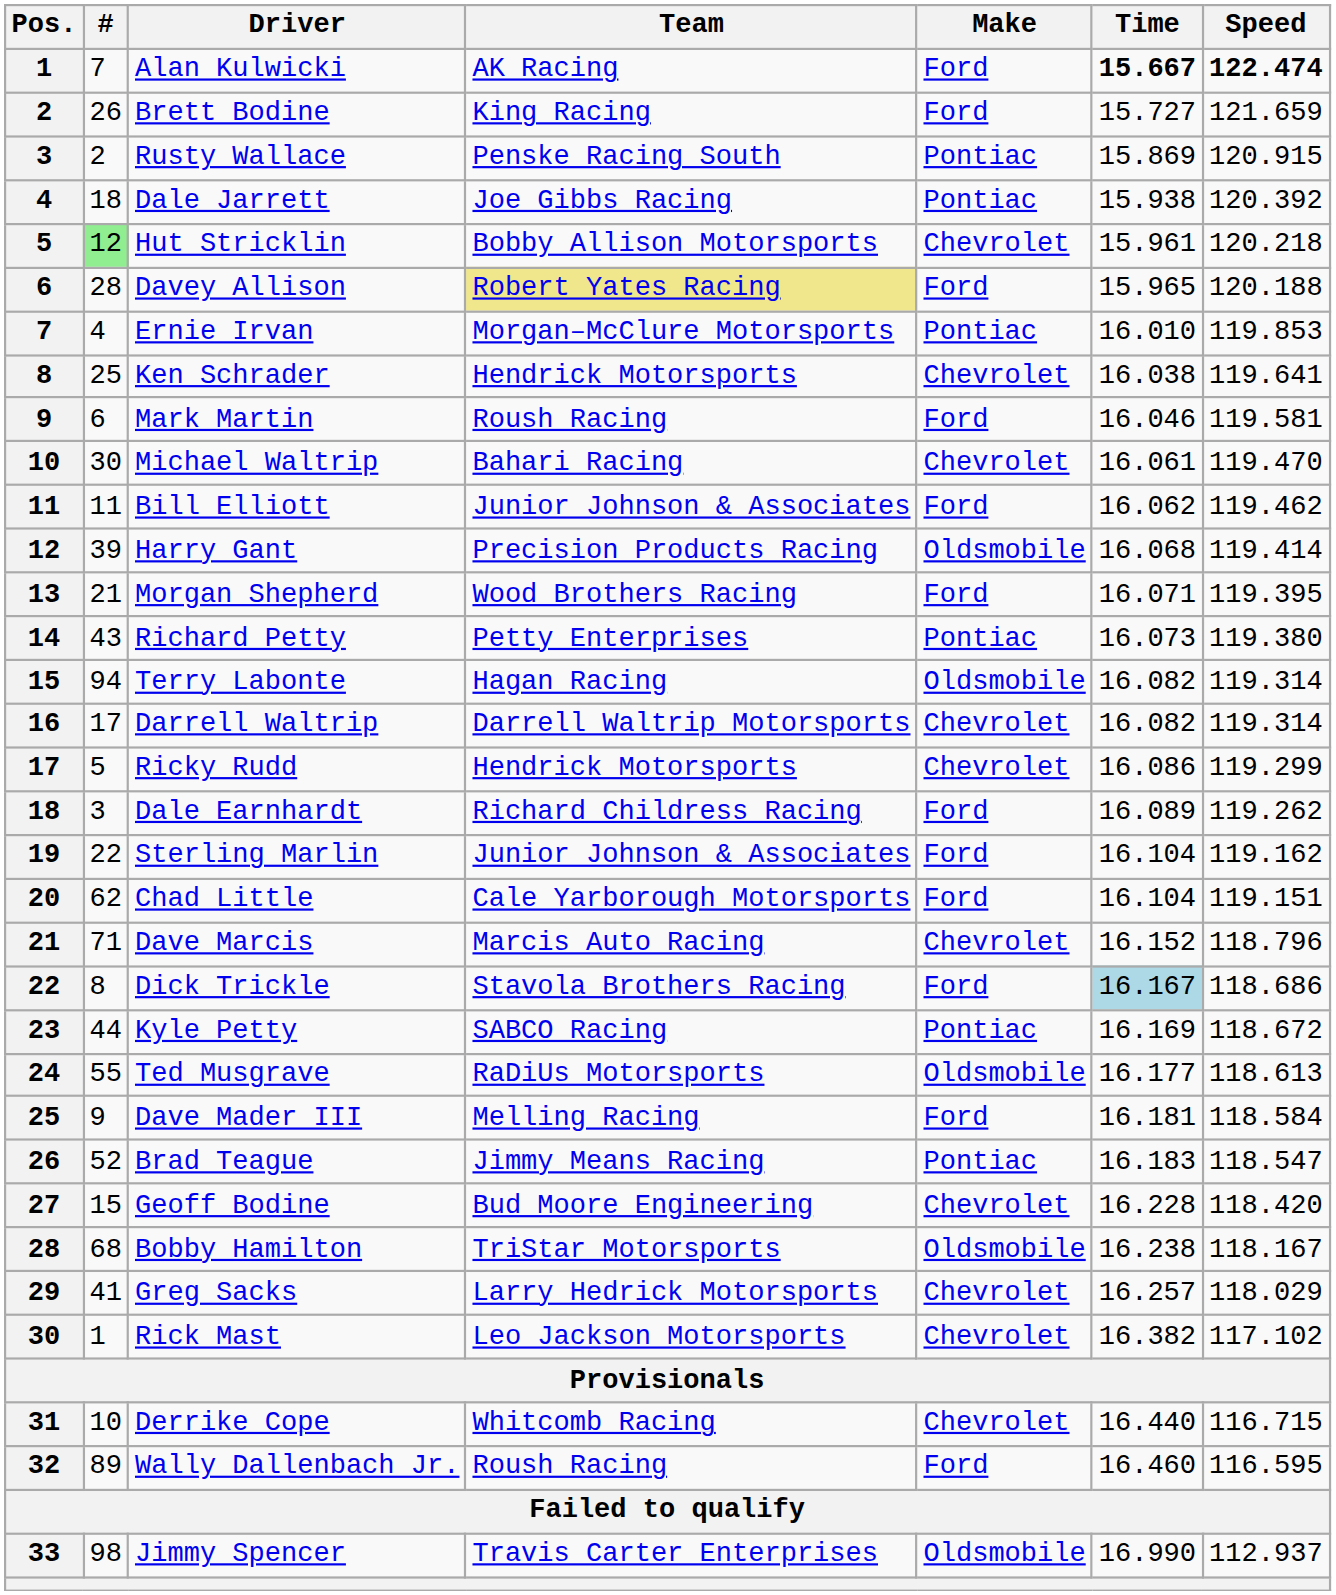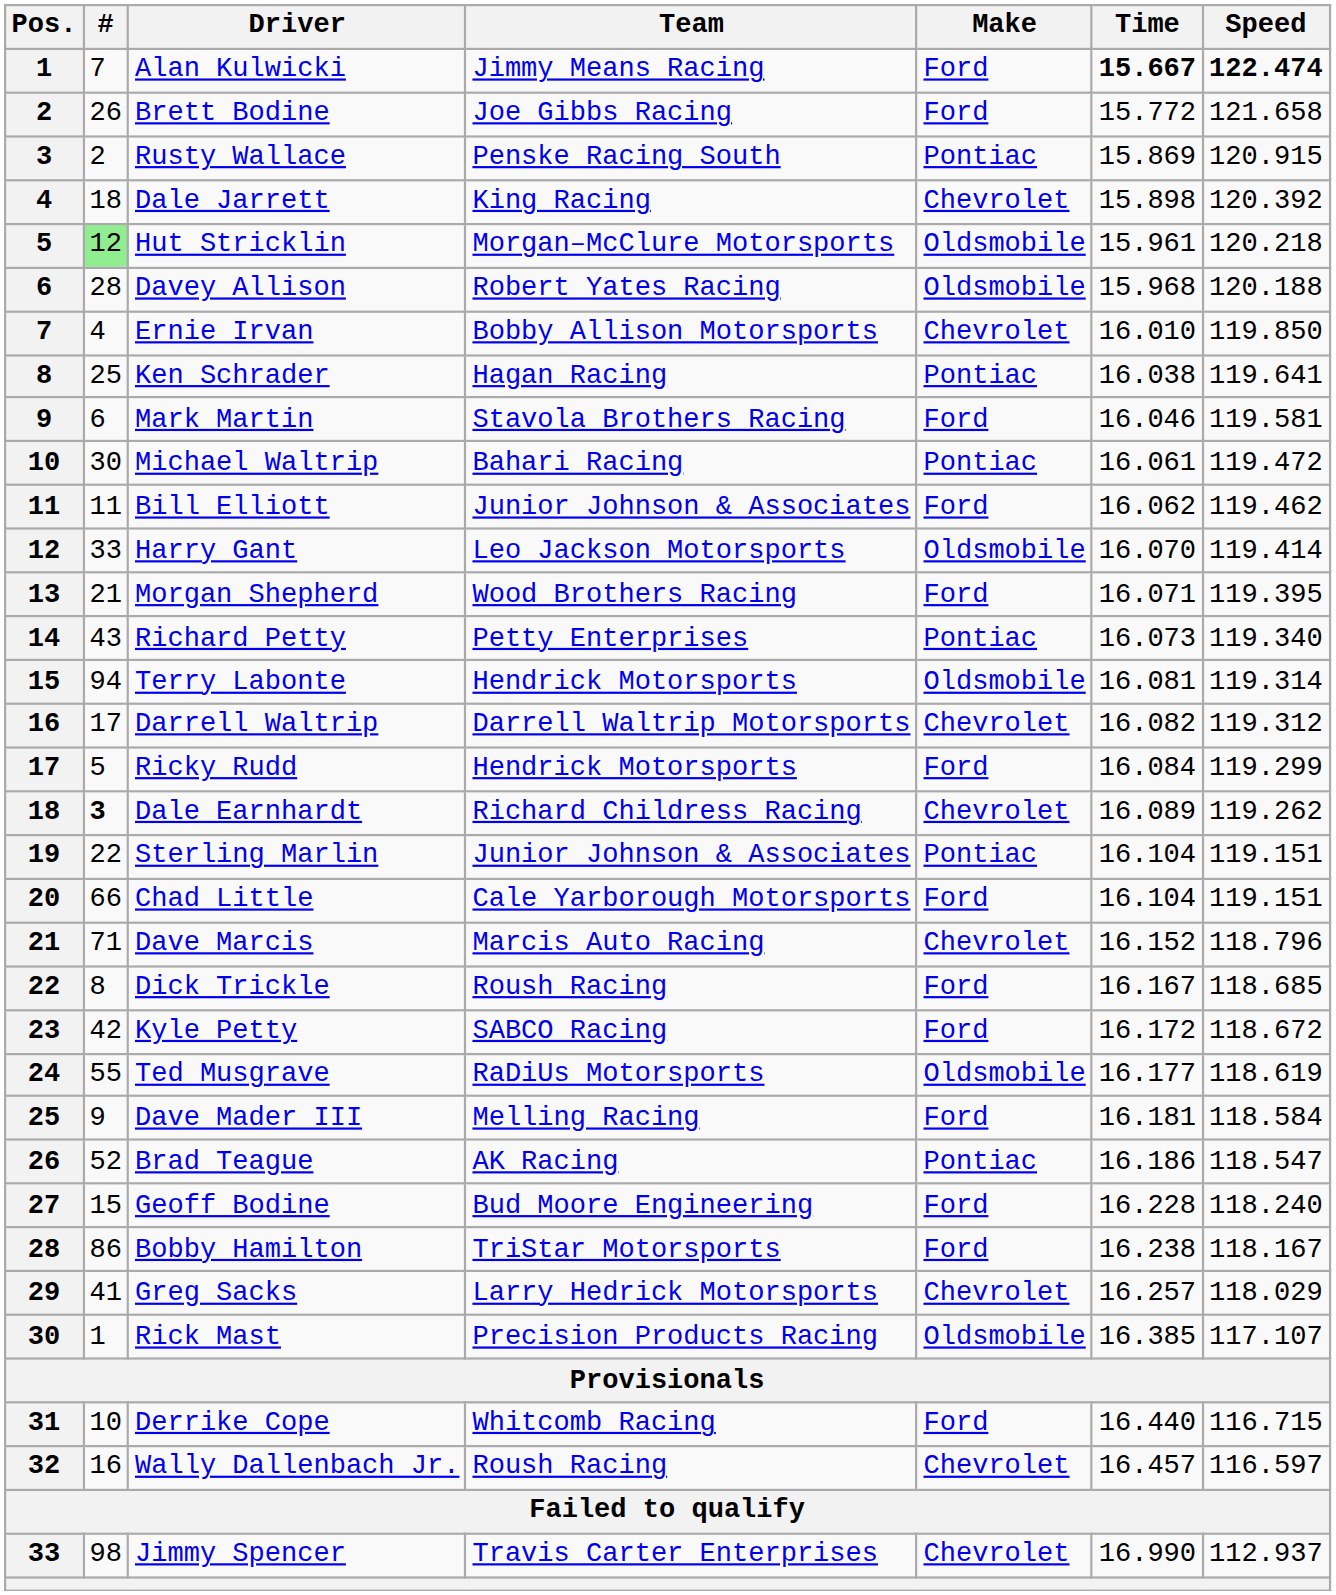(545, 71) AK Racing -> (618, 71) Jimmy Means Racing
(562, 115) King Racing -> (602, 115) Joe Gibbs Racing
(1147, 115) 15.727 -> (1147, 115) 15.772
(1266, 115) 121.659 -> (1266, 115) 121.658
(602, 202) Joe Gibbs Racing -> (562, 202) King Racing
(980, 202) Pontiac -> (996, 202) Chevrolet
(1147, 202) 15.938 -> (1147, 202) 15.898
(675, 246) Bobby Allison Motorsports -> (683, 246) Morgan–McClure Motorsports
(996, 246) Chevrolet -> (1005, 246) Oldsmobile
(627, 289) khaki background -> (627, 289) no background
(956, 289) Ford -> (1005, 289) Oldsmobile
(1147, 289) 15.965 -> (1147, 289) 15.968
(683, 333) Morgan–McClure Motorsports -> (675, 333) Bobby Allison Motorsports
(980, 333) Pontiac -> (996, 333) Chevrolet
(1266, 333) 119.853 -> (1266, 333) 119.850
(635, 377) Hendrick Motorsports -> (570, 377) Hagan Racing
(996, 377) Chevrolet -> (980, 377) Pontiac
(570, 420) Roush Racing -> (659, 420) Stavola Brothers Racing
(996, 464) Chevrolet -> (980, 464) Pontiac
(1266, 464) 119.470 -> (1266, 464) 119.472
(106, 551) 39 -> (106, 551) 33
(675, 551) Precision Products Racing -> (659, 551) Leo Jackson Motorsports
(1147, 551) 16.068 -> (1147, 551) 16.070
(1266, 639) 119.380 -> (1266, 639) 119.340
(570, 682) Hagan Racing -> (635, 682) Hendrick Motorsports
(1147, 682) 16.082 -> (1147, 682) 16.081
(1266, 726) 119.314 -> (1266, 726) 119.312
(996, 770) Chevrolet -> (956, 770) Ford
(1147, 770) 16.086 -> (1147, 770) 16.084
(98, 813) normal -> (98, 813) bold
(956, 813) Ford -> (996, 813) Chevrolet
(956, 857) Ford -> (980, 857) Pontiac
(1266, 857) 119.162 -> (1266, 857) 119.151
(106, 901) 62 -> (106, 901) 66
(659, 988) Stavola Brothers Racing -> (570, 988) Roush Racing
(1147, 988) lightblue background -> (1147, 988) no background
(1266, 988) 118.686 -> (1266, 988) 118.685
(106, 1032) 44 -> (106, 1032) 42
(980, 1032) Pontiac -> (956, 1032) Ford
(1147, 1032) 16.169 -> (1147, 1032) 16.172
(1266, 1075) 118.613 -> (1266, 1075) 118.619
(618, 1163) Jimmy Means Racing -> (545, 1163) AK Racing
(1147, 1163) 16.183 -> (1147, 1163) 16.186
(996, 1206) Chevrolet -> (956, 1206) Ford
(1266, 1206) 118.420 -> (1266, 1206) 118.240
(106, 1250) 68 -> (106, 1250) 86
(1005, 1250) Oldsmobile -> (956, 1250) Ford
(659, 1337) Leo Jackson Motorsports -> (675, 1337) Precision Products Racing
(996, 1337) Chevrolet -> (1005, 1337) Oldsmobile
(1147, 1337) 16.382 -> (1147, 1337) 16.385
(1266, 1337) 117.102 -> (1266, 1337) 117.107
(996, 1424) Chevrolet -> (956, 1424) Ford
(106, 1468) 89 -> (106, 1468) 16
(956, 1468) Ford -> (996, 1468) Chevrolet
(1147, 1468) 16.460 -> (1147, 1468) 16.457
(1266, 1468) 116.595 -> (1266, 1468) 116.597
(1005, 1555) Oldsmobile -> (996, 1555) Chevrolet
